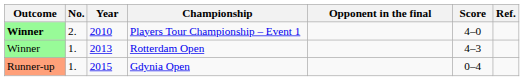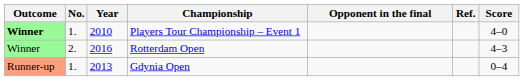columns swapped: (473, 13) <-> (506, 13)
(72, 31) 2. -> (72, 31) 1.
(72, 48) 1. -> (72, 48) 2.
(101, 48) 2013 -> (101, 48) 2016
(101, 66) 2015 -> (101, 66) 2013
